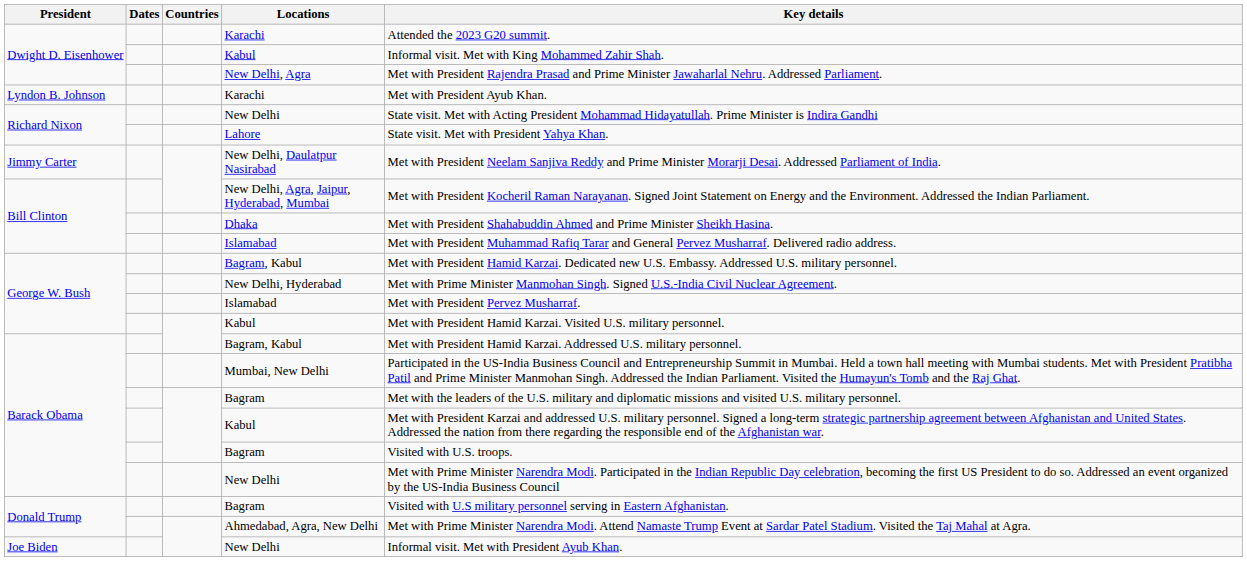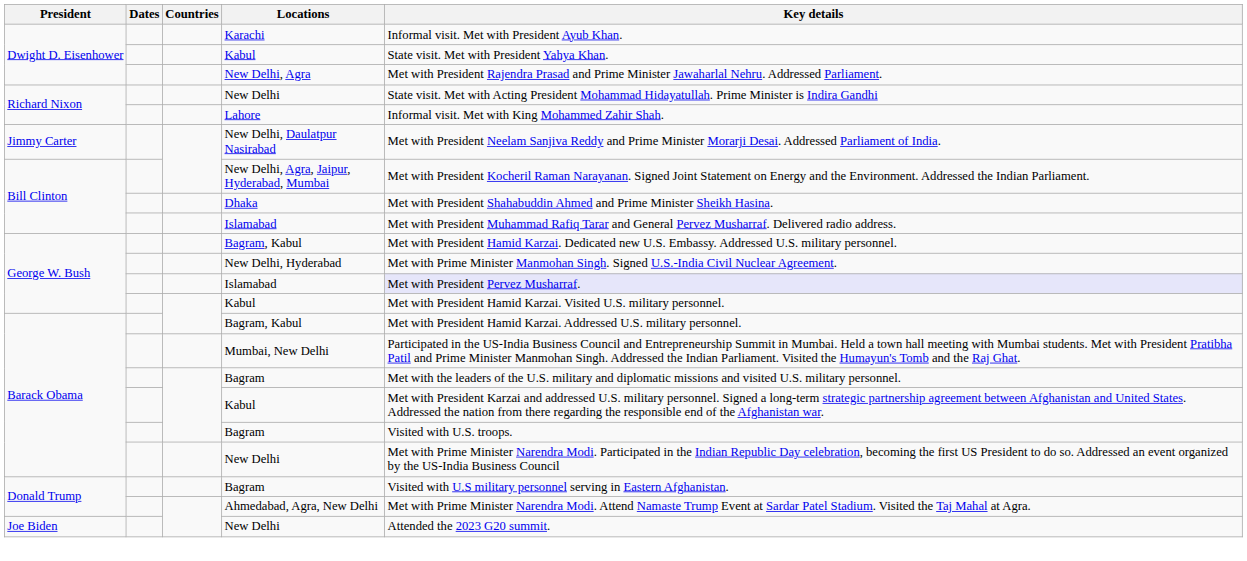(469, 34) Attended the 2023 G20 summit. -> (505, 34) Informal visit. Met with President Ayub Khan.
(526, 54) Informal visit. Met with King Mohammed Zahir Shah. -> (498, 54) State visit. Met with President Yahya Khan.
- row: (56, 94)
(498, 134) State visit. Met with President Yahya Khan. -> (526, 114) Informal visit. Met with King Mohammed Zahir Shah.
(484, 303) no background -> (484, 283) lavender background
(505, 546) Informal visit. Met with President Ayub Khan. -> (469, 526) Attended the 2023 G20 summit.
